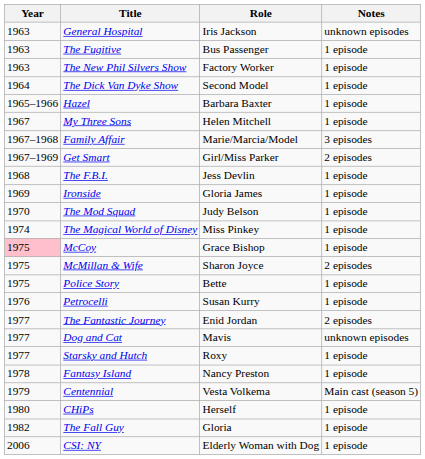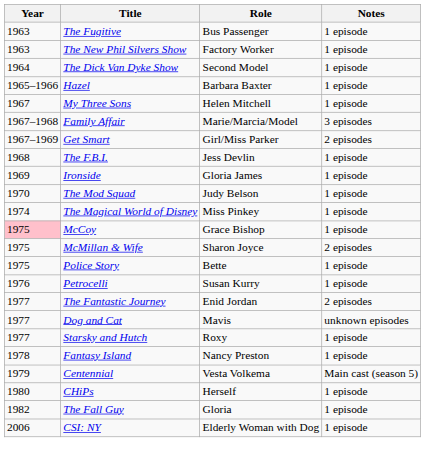- row: (103, 31)
